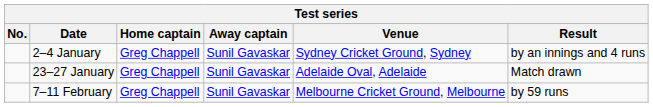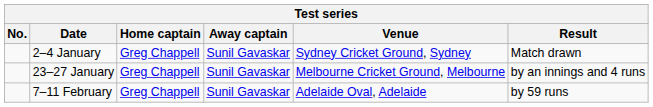(578, 53) by an innings and 4 runs -> (546, 53) Match drawn
(361, 72) Adelaide Oval, Adelaide -> (400, 72) Melbourne Cricket Ground, Melbourne
(546, 72) Match drawn -> (578, 72) by an innings and 4 runs
(400, 92) Melbourne Cricket Ground, Melbourne -> (361, 92) Adelaide Oval, Adelaide
